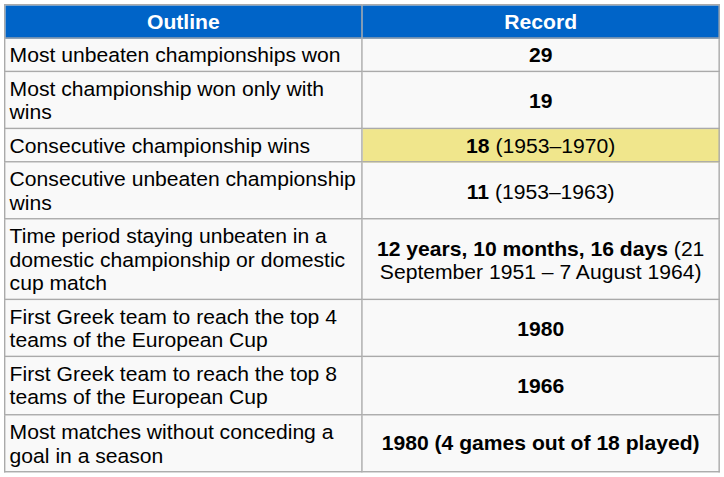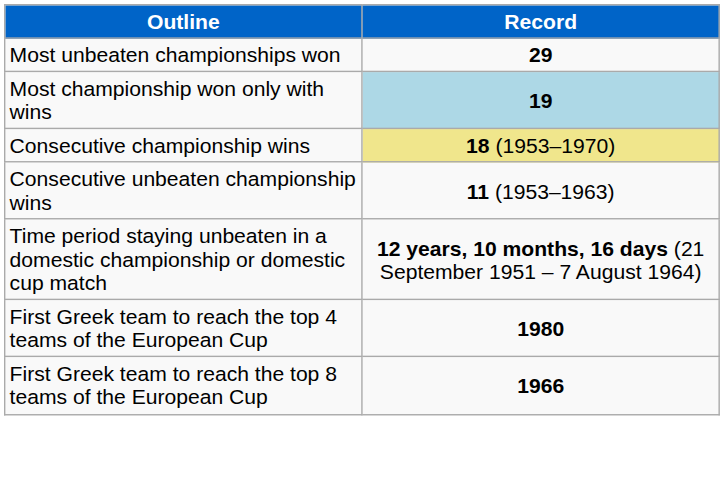(541, 100) no background -> (541, 100) lightblue background
- row: (172, 443)
